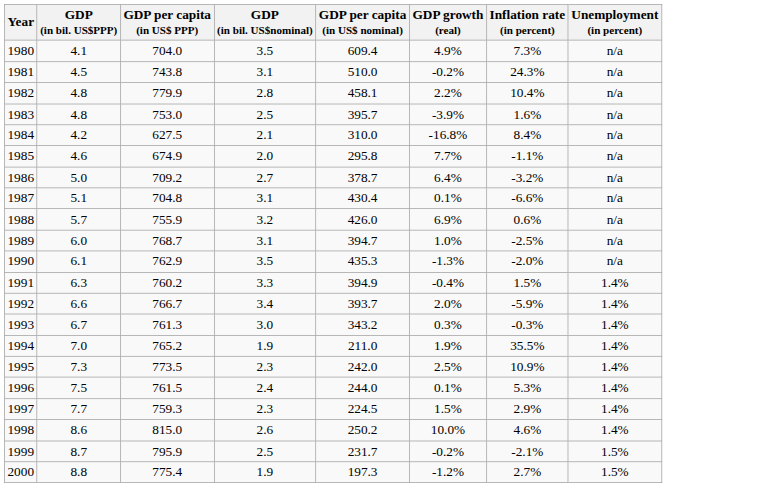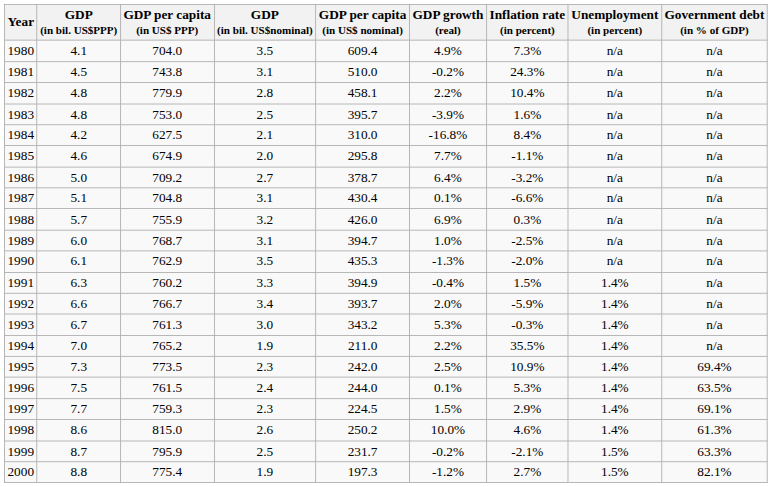+ column: (714, 22)
(527, 219) 0.6% -> (527, 219) 0.3%
(448, 324) 0.3% -> (448, 324) 5.3%
(448, 345) 1.9% -> (448, 345) 2.2%
